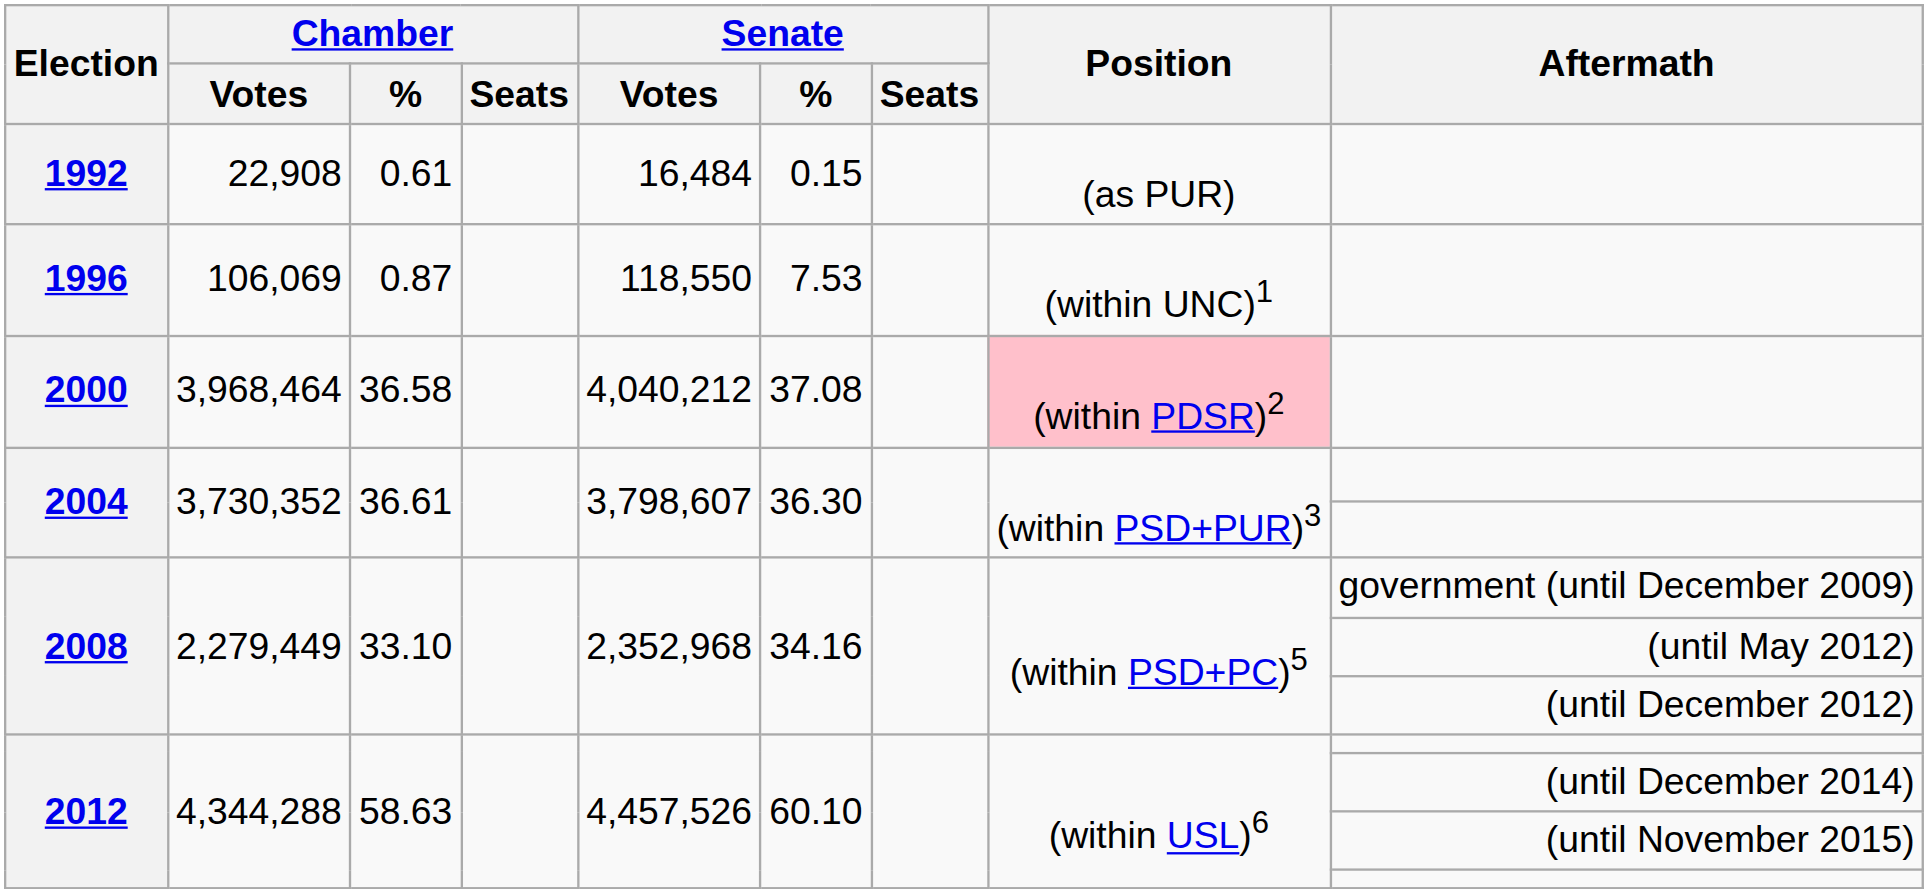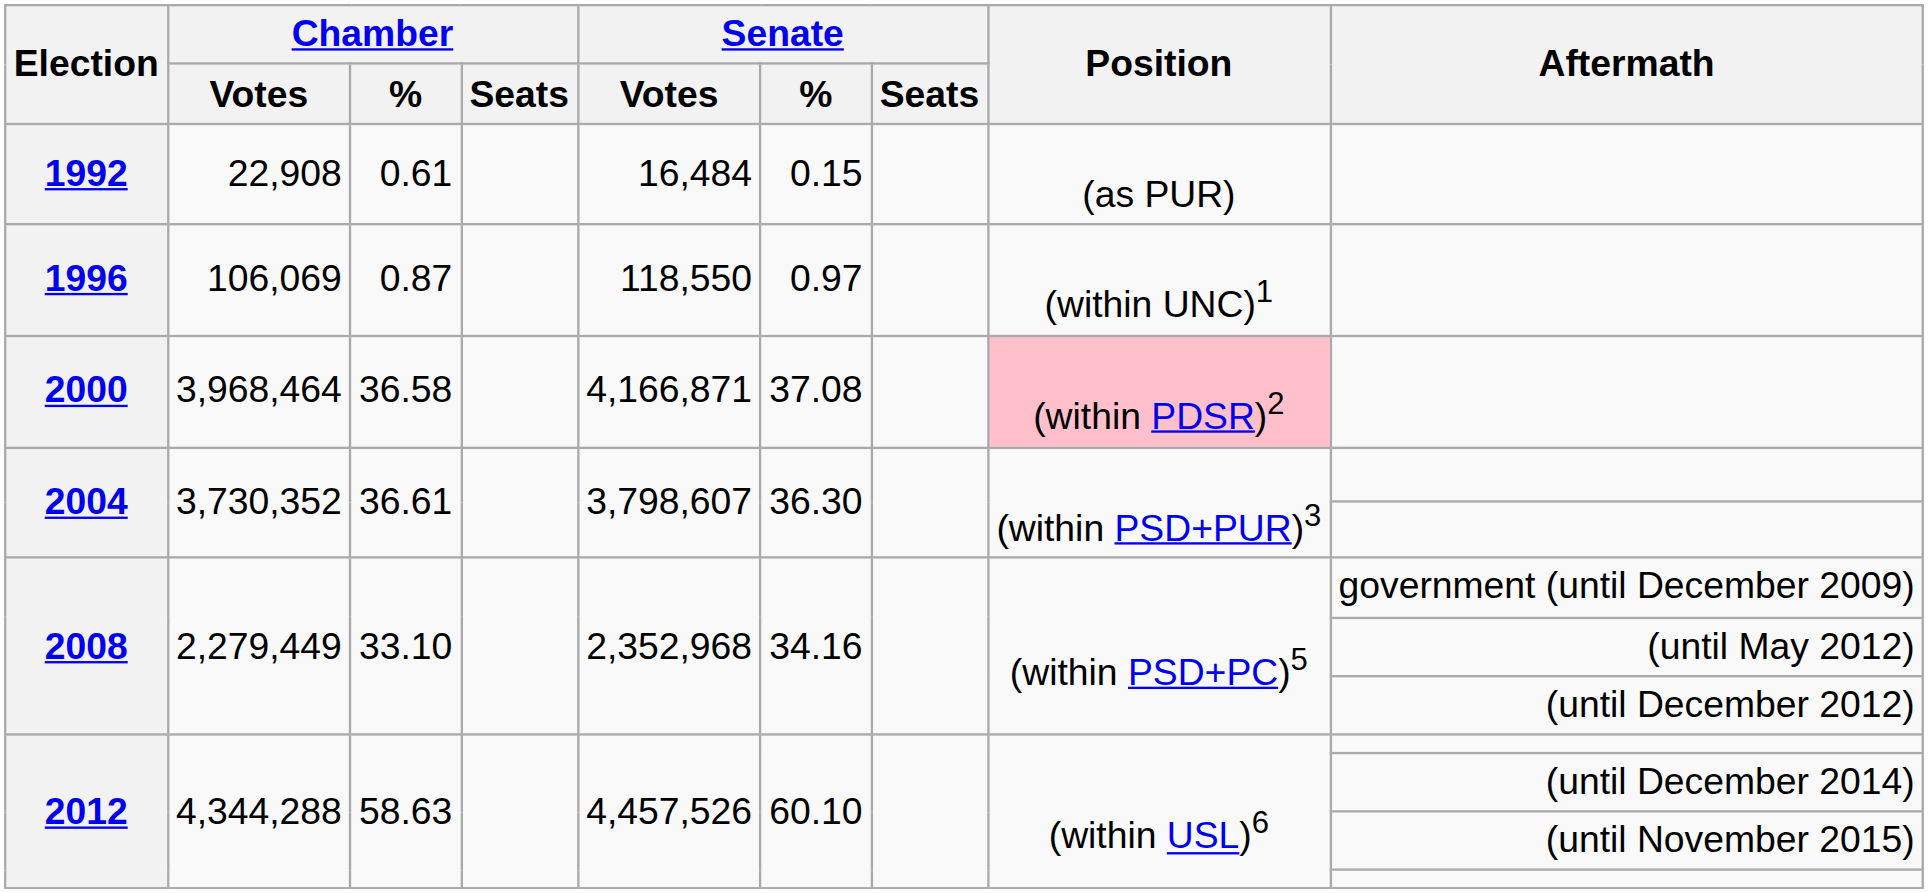(826, 279) 7.53 -> (826, 279) 0.97
(669, 390) 4,040,212 -> (669, 390) 4,166,871
